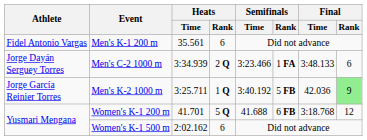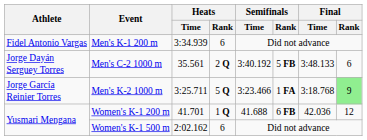(191, 43) 35.561 -> (191, 43) 3:34.939
(191, 64) 3:34.939 -> (191, 64) 35.561
(254, 64) 3:23.466 -> (254, 64) 3:40.192
(286, 64) 1 FA -> (286, 64) 5 FB
(222, 91) 1 Q -> (222, 91) 5 Q
(254, 91) 3:40.192 -> (254, 91) 3:23.466
(286, 91) 5 FB -> (286, 91) 1 FA
(317, 91) 42.036 -> (317, 91) 3:18.768
(222, 112) 5 Q -> (222, 112) 1 Q
(317, 112) 3:18.768 -> (317, 112) 42.036
